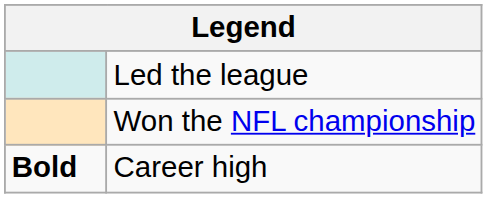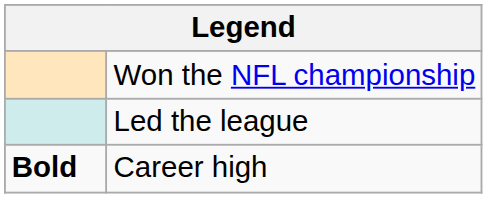rows swapped: (294, 121) <-> (211, 74)
